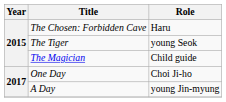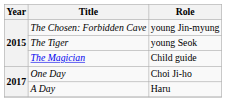(161, 27) Haru -> (185, 27) young Jin-myung
(185, 89) young Jin-myung -> (161, 89) Haru
